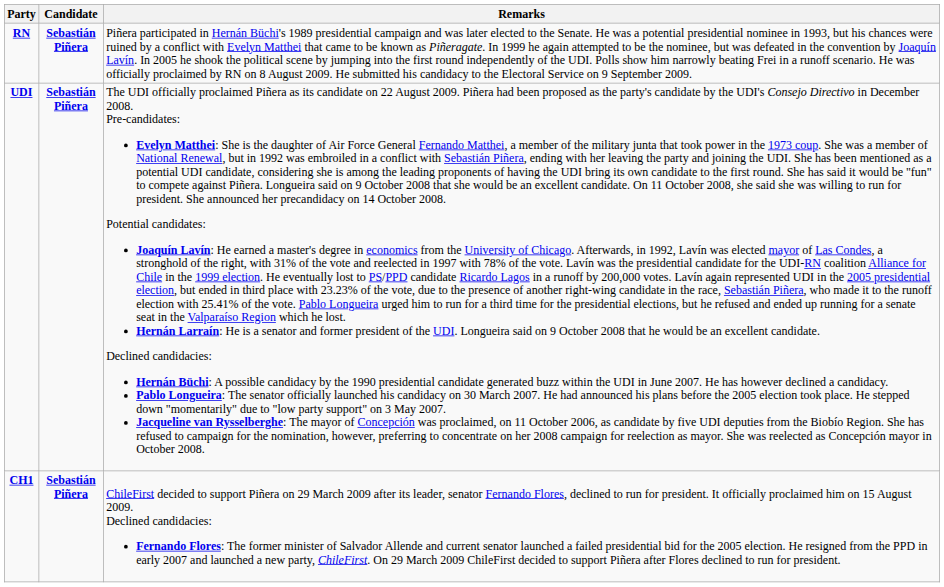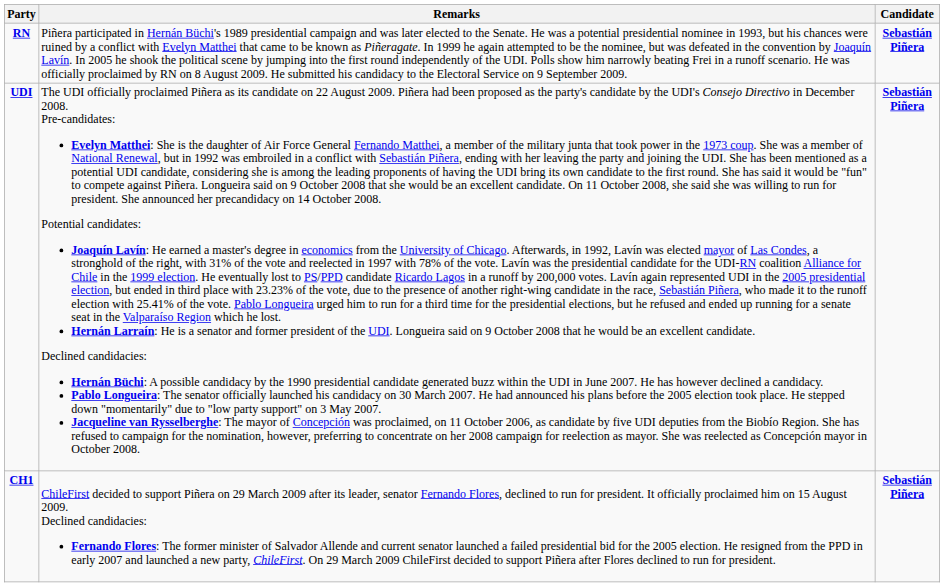columns swapped: (71, 14) <-> (521, 14)
